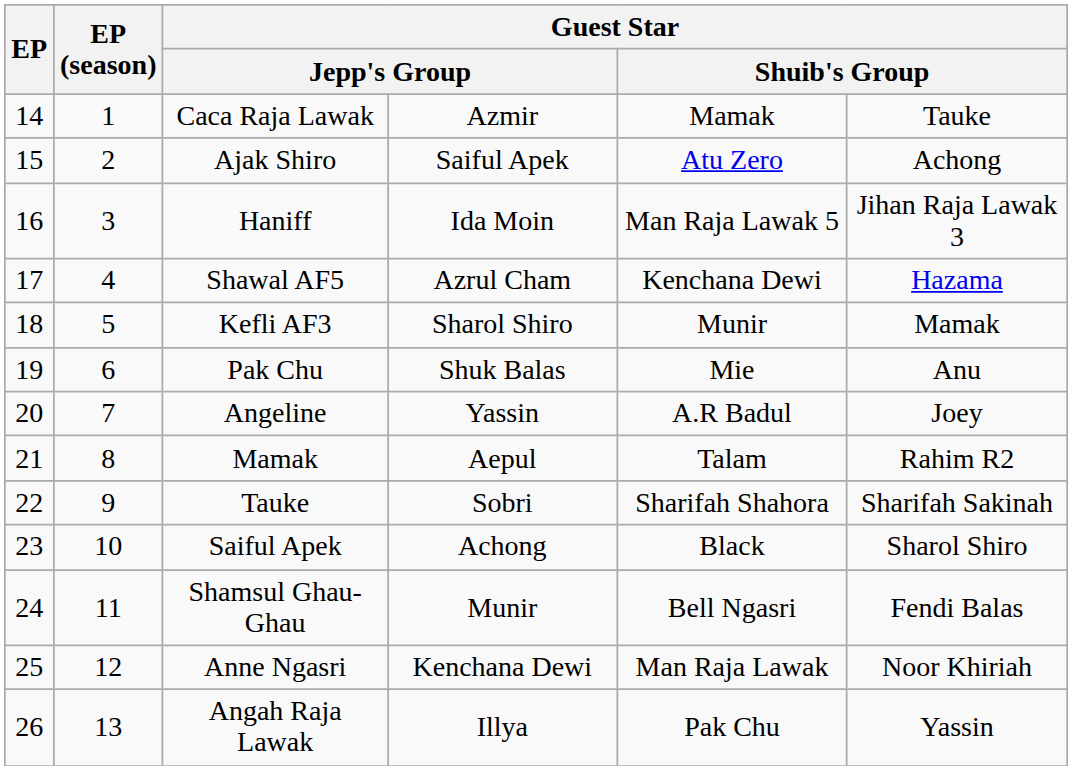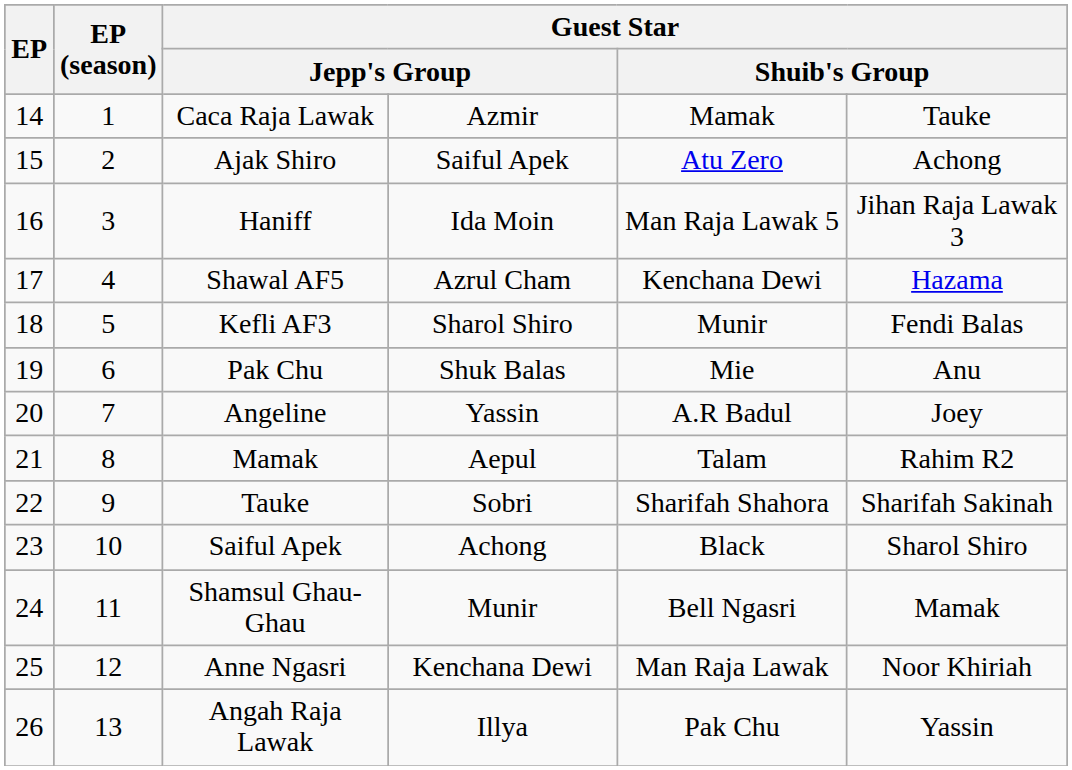(957, 324) Mamak -> (957, 324) Fendi Balas
(957, 606) Fendi Balas -> (957, 606) Mamak
